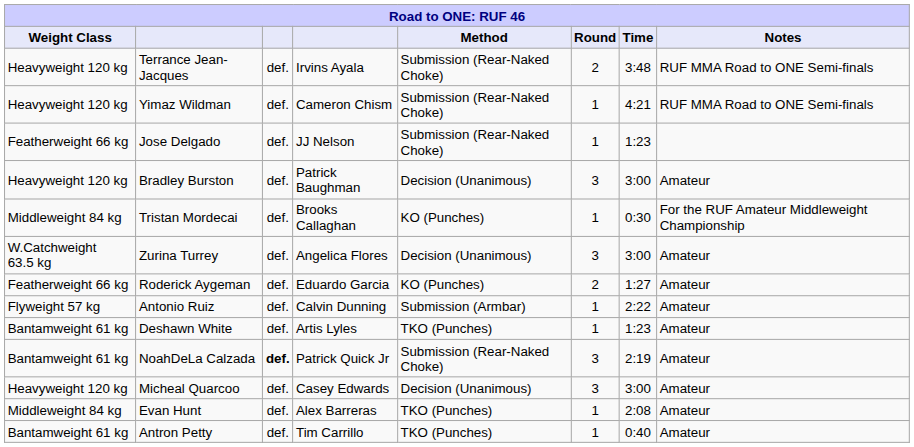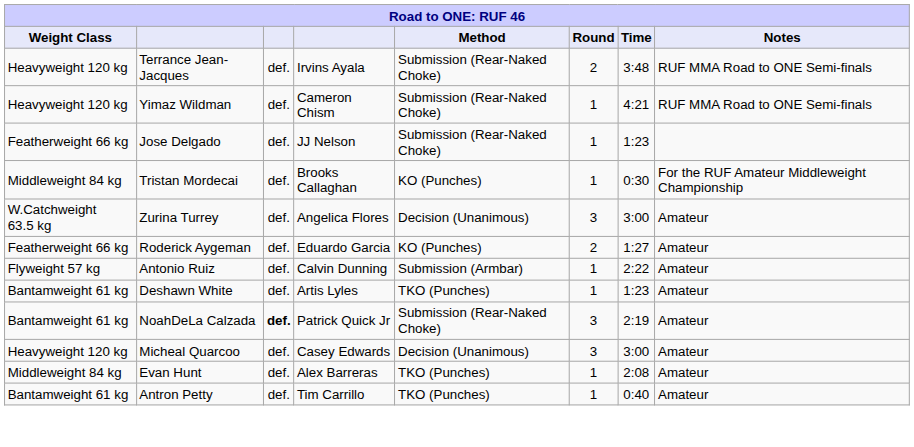- row: (186, 180)
